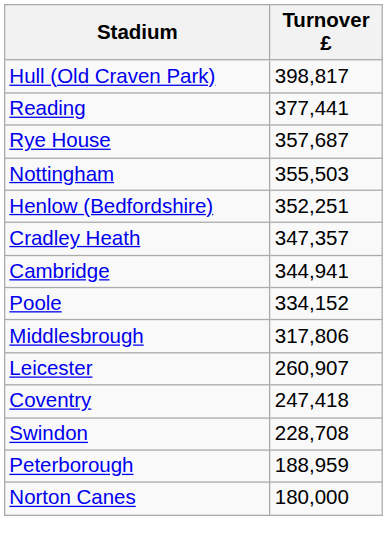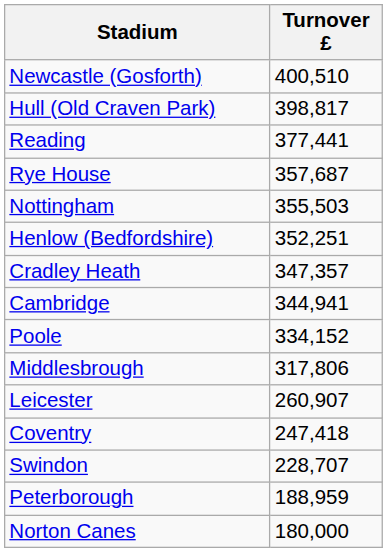+ row: (106, 76)
(312, 433) 228,708 -> (312, 466) 228,707
